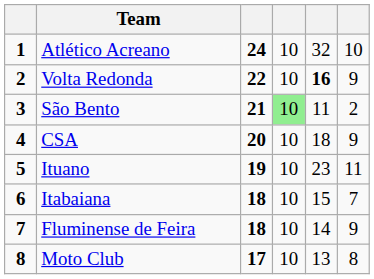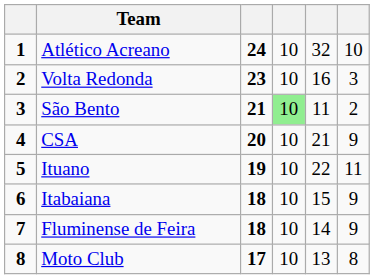(256, 79) 22 -> (256, 79) 23
(321, 79) bold -> (321, 79) normal
(353, 79) 9 -> (353, 79) 3
(321, 139) 18 -> (321, 139) 21
(321, 169) 23 -> (321, 169) 22
(353, 199) 7 -> (353, 199) 9
